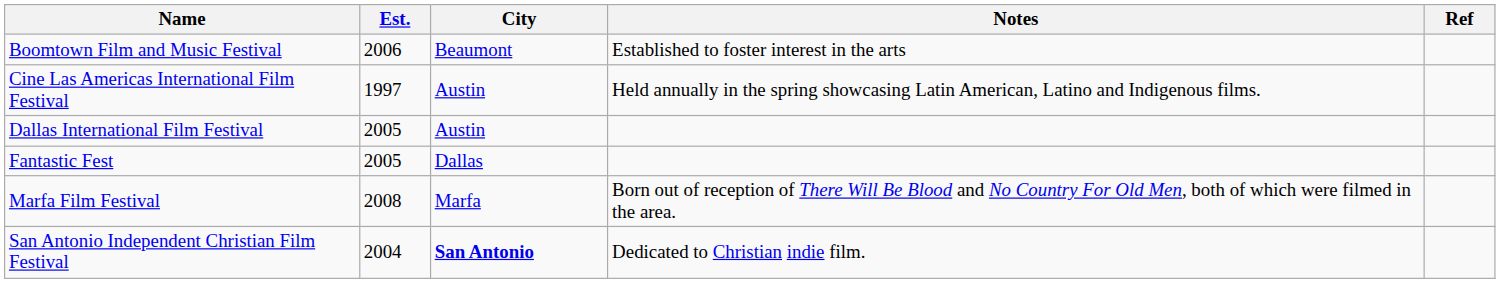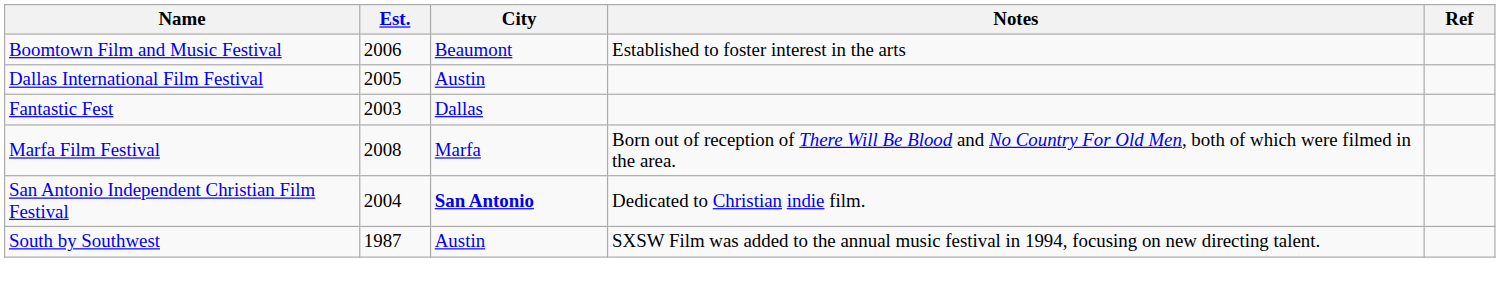- row: (152, 89)
(383, 160) 2005 -> (383, 109) 2003
+ row: (84, 241)
